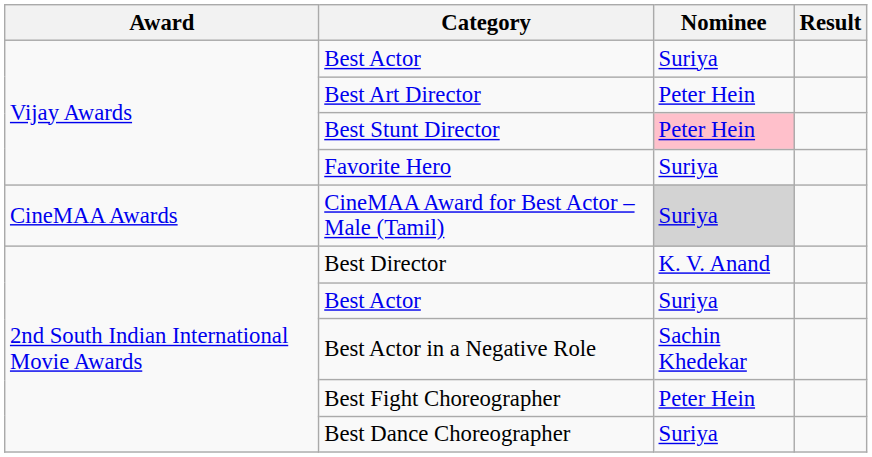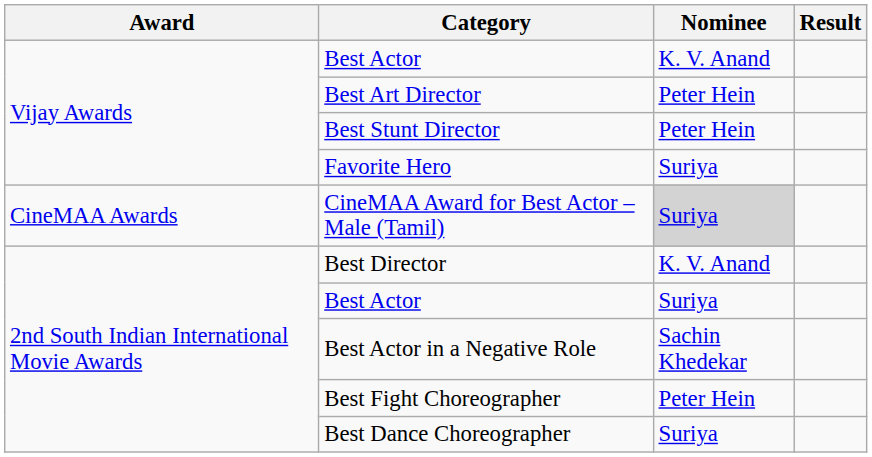(688, 58) Suriya -> (714, 58) K. V. Anand
(707, 130) pink background -> (707, 130) no background
